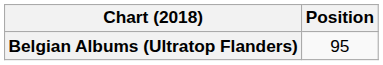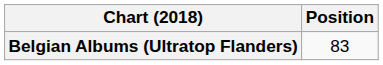(340, 45) 95 -> (340, 45) 83
